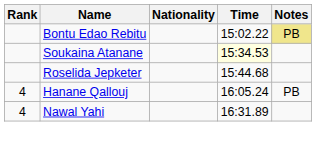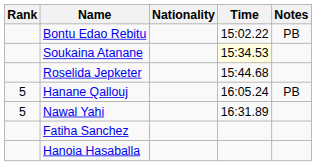(291, 34) khaki background -> (291, 34) no background
(22, 92) 4 -> (22, 92) 5
(22, 112) 4 -> (22, 112) 5
+ row: (86, 131)
+ row: (92, 151)
